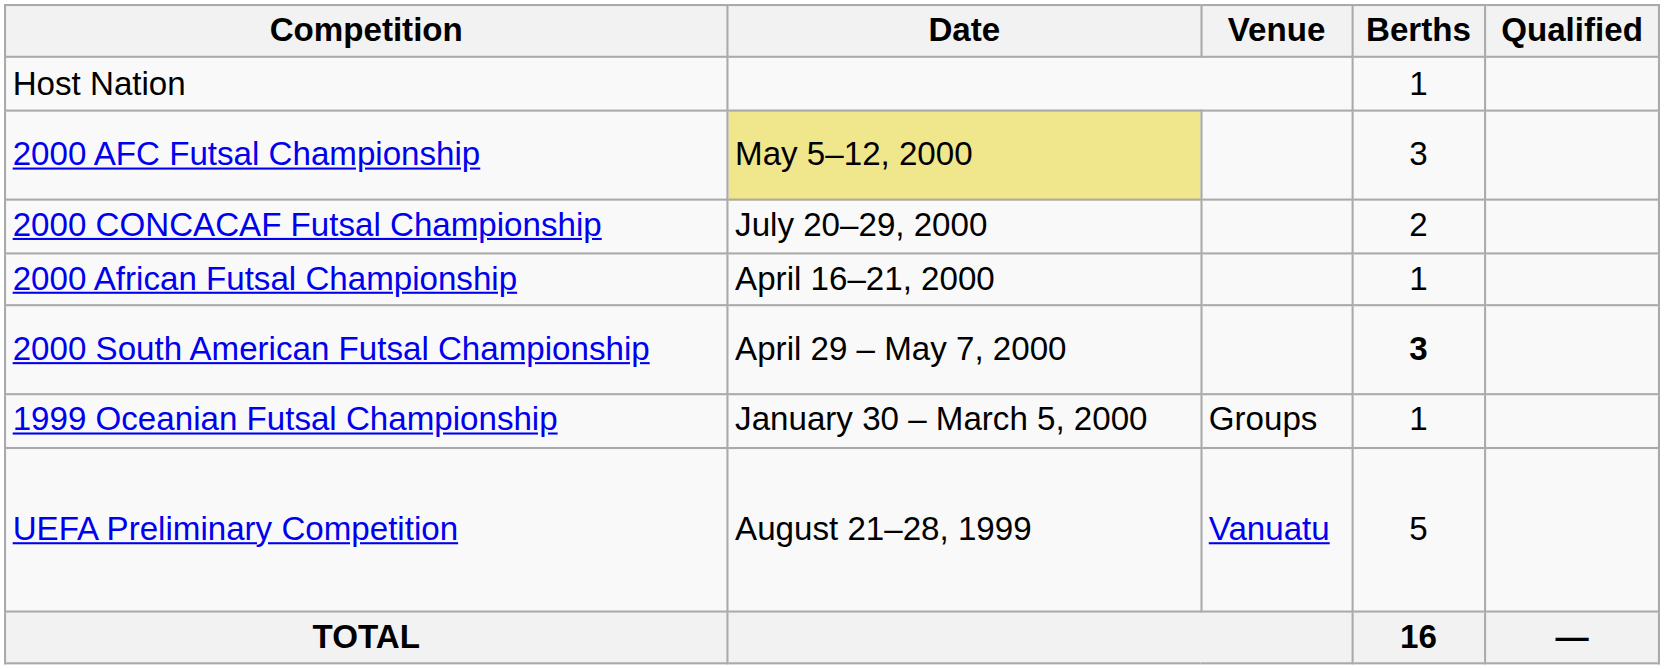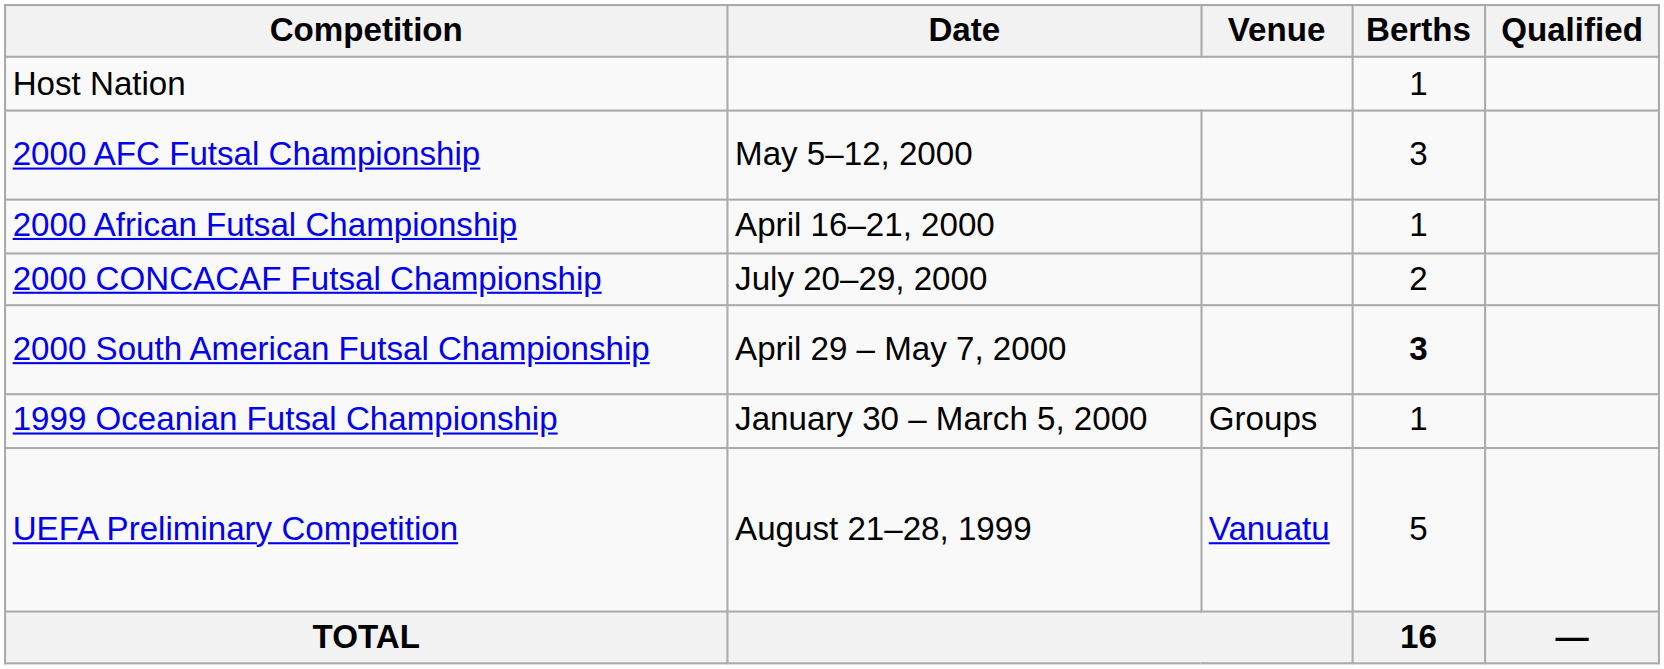(854, 154) khaki background -> (854, 154) no background
rows swapped: (265, 278) <-> (307, 225)
